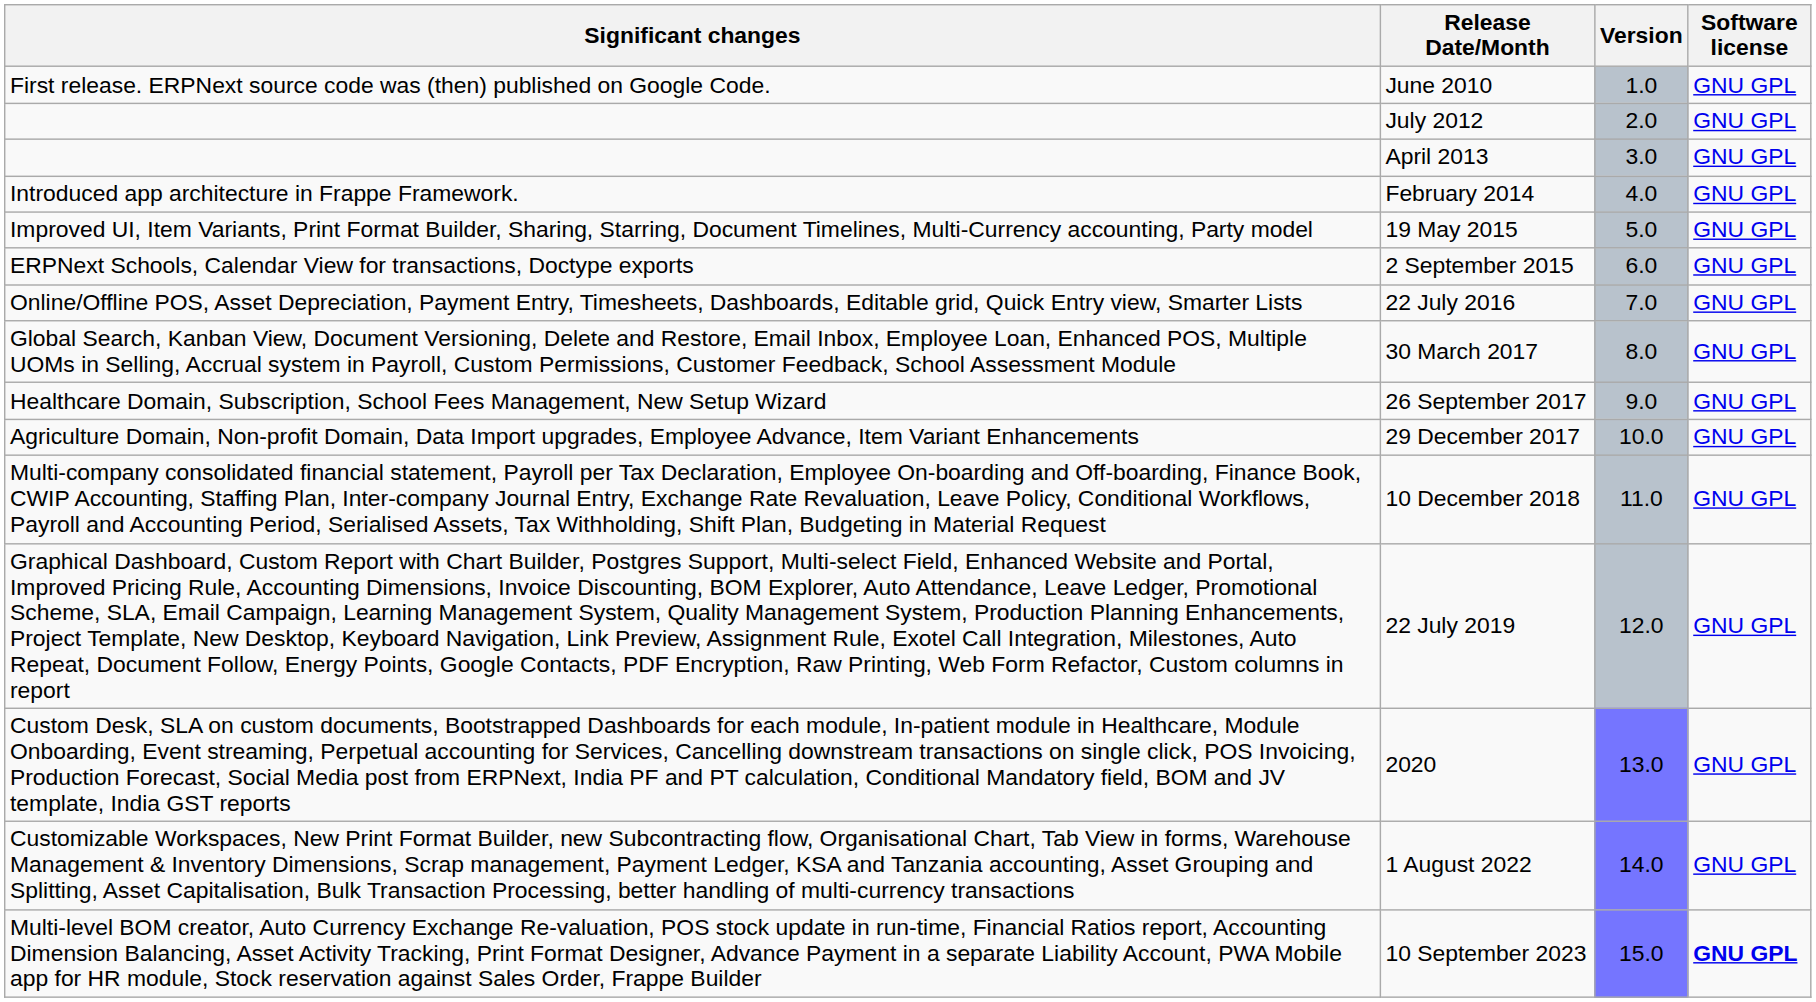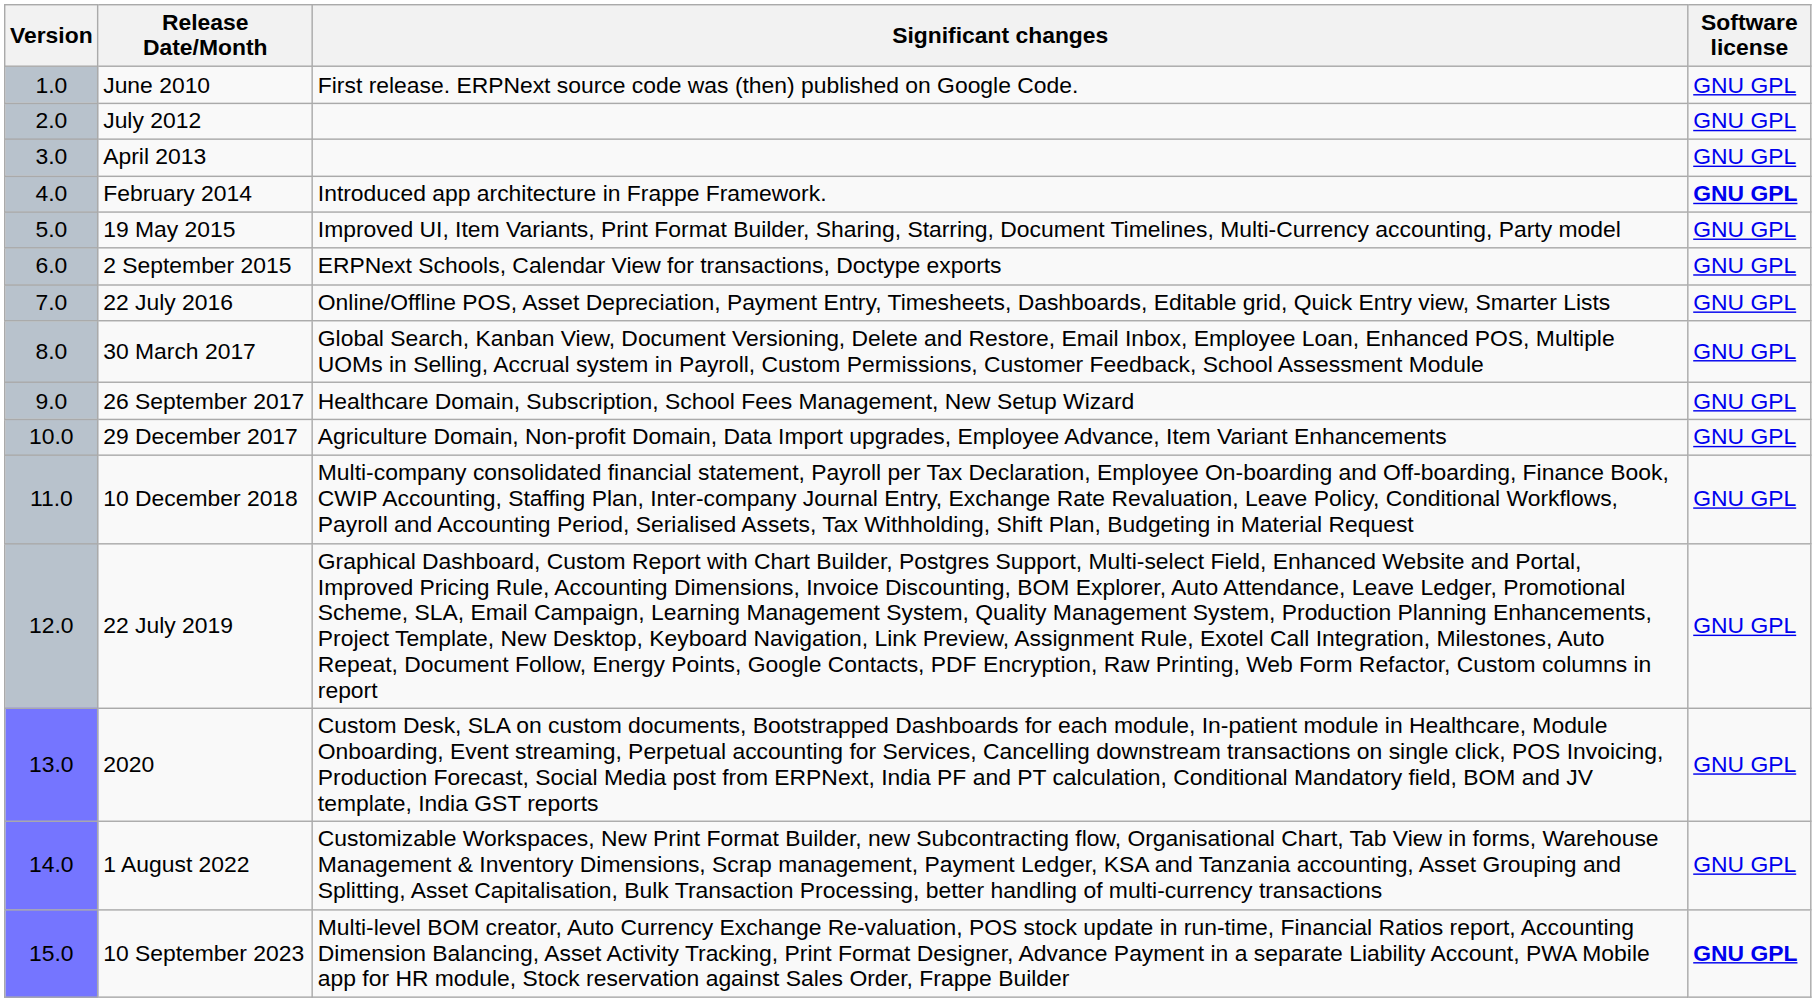columns swapped: (1641, 35) <-> (692, 35)
(1745, 193) normal -> (1745, 193) bold
